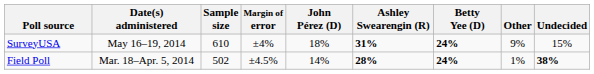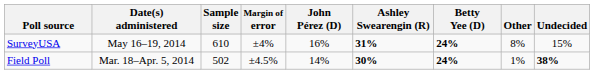(319, 43) 18% -> (319, 43) 16%
(518, 43) 9% -> (518, 43) 8%
(366, 60) 28% -> (366, 60) 30%
